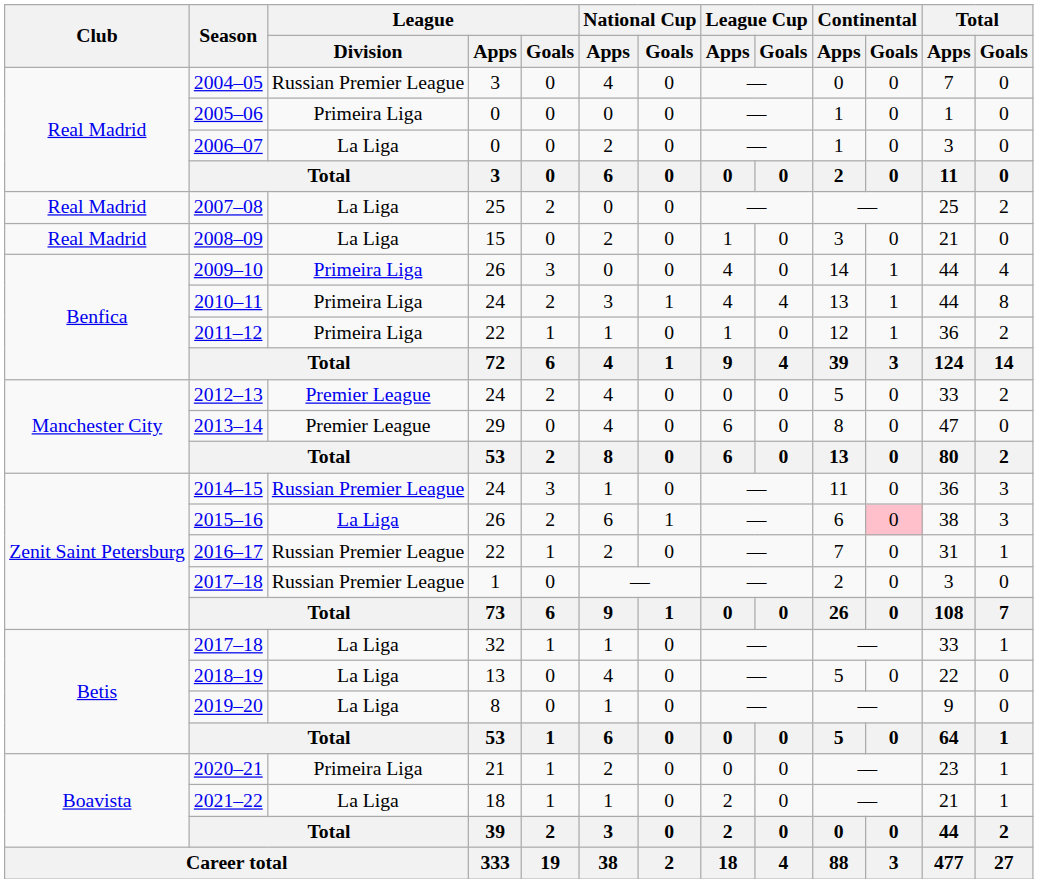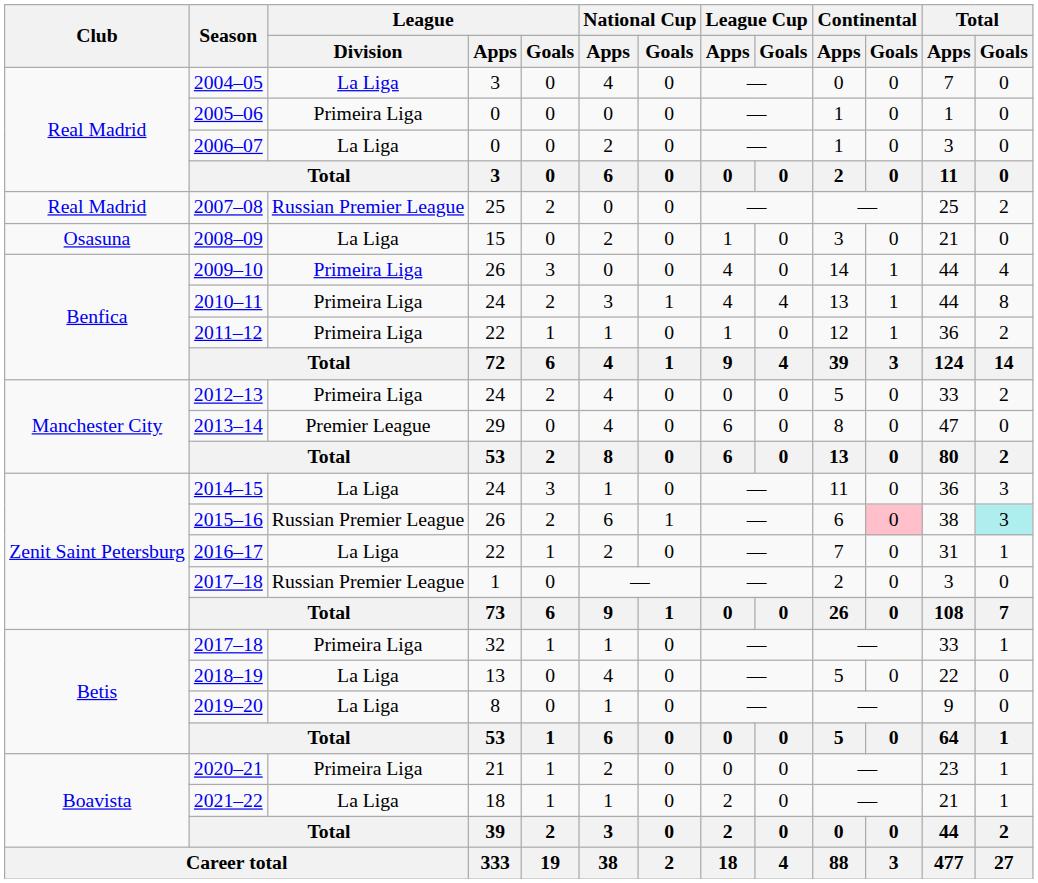(368, 82) Russian Premier League -> (368, 82) La Liga
(368, 207) La Liga -> (368, 207) Russian Premier League
(97, 238) Real Madrid -> (97, 238) Osasuna
(368, 394) Premier League -> (368, 394) Primeira Liga
(368, 488) Russian Premier League -> (368, 488) La Liga
(368, 519) La Liga -> (368, 519) Russian Premier League
(1004, 519) no background -> (1004, 519) paleturquoise background
(368, 550) Russian Premier League -> (368, 550) La Liga
(368, 644) La Liga -> (368, 644) Primeira Liga
